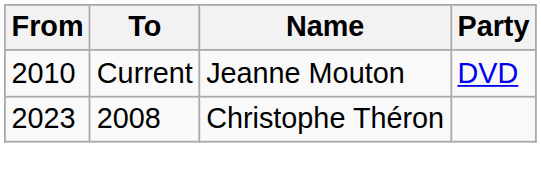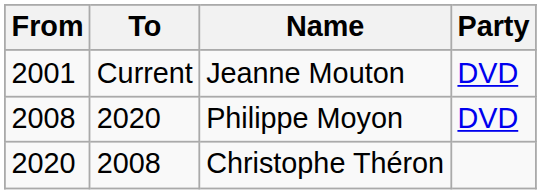(44, 73) 2010 -> (44, 73) 2001
+ row: (305, 118)
(44, 118) 2023 -> (44, 164) 2020
